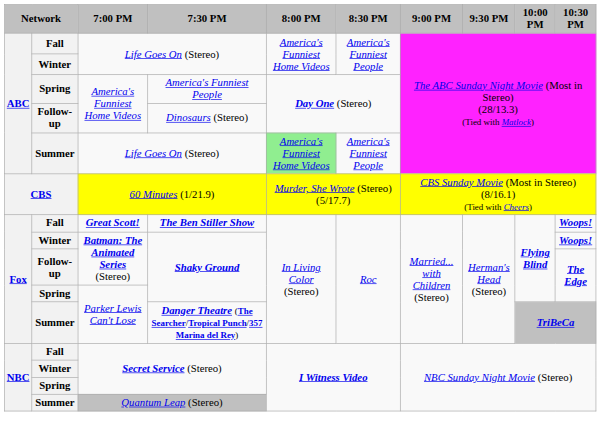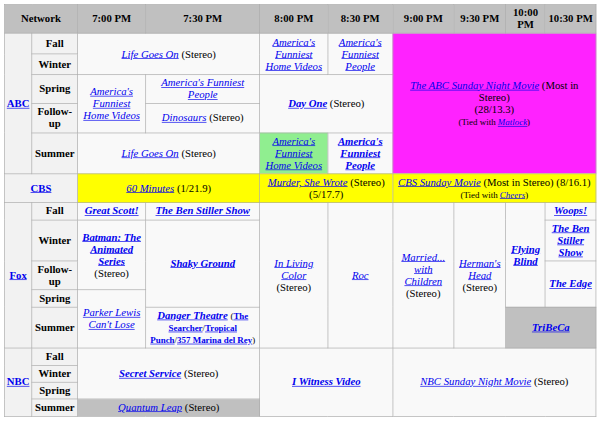(368, 153) normal -> (360, 153) bold
(576, 240) Woops! -> (571, 240) The Ben Stiller Show
